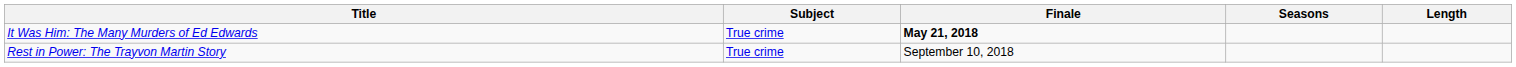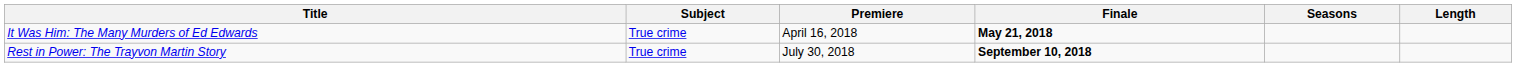+ column: (877, 14)
(959, 52) normal -> (1035, 52) bold
